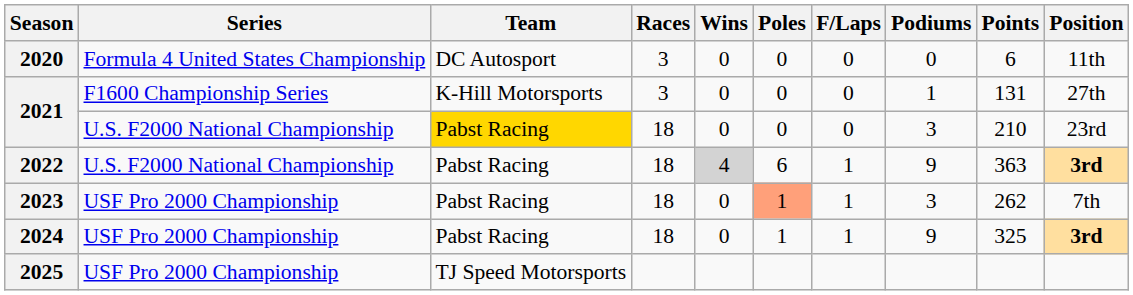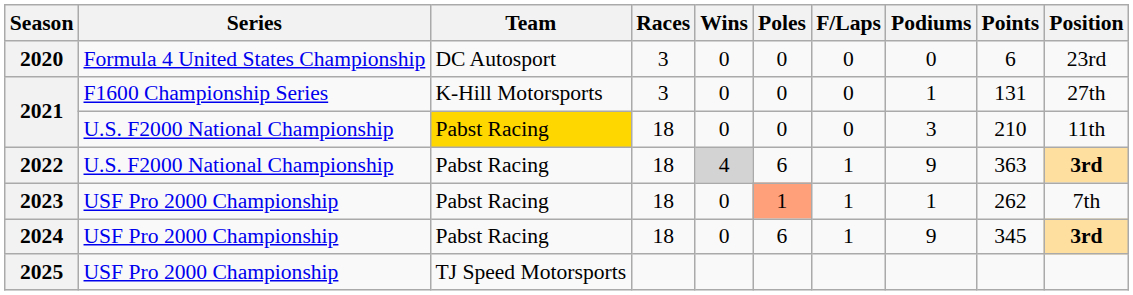(1086, 58) 11th -> (1086, 58) 23rd
(1086, 129) 23rd -> (1086, 129) 11th
(931, 200) 3 -> (931, 200) 1
(782, 236) 1 -> (782, 236) 6
(1010, 236) 325 -> (1010, 236) 345
